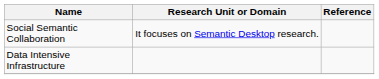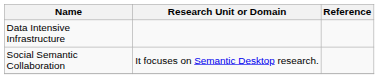rows swapped: (42, 33) <-> (38, 60)
